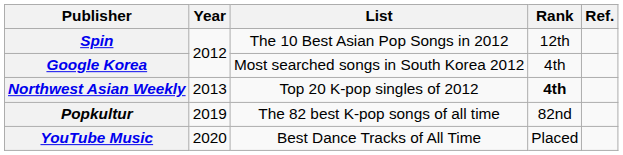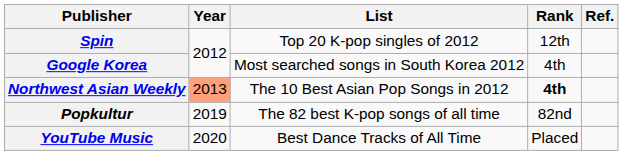(379, 41) The 10 Best Asian Pop Songs in 2012 -> (379, 41) Top 20 K-pop singles of 2012
(210, 89) no background -> (210, 89) lightsalmon background
(379, 89) Top 20 K-pop singles of 2012 -> (379, 89) The 10 Best Asian Pop Songs in 2012
